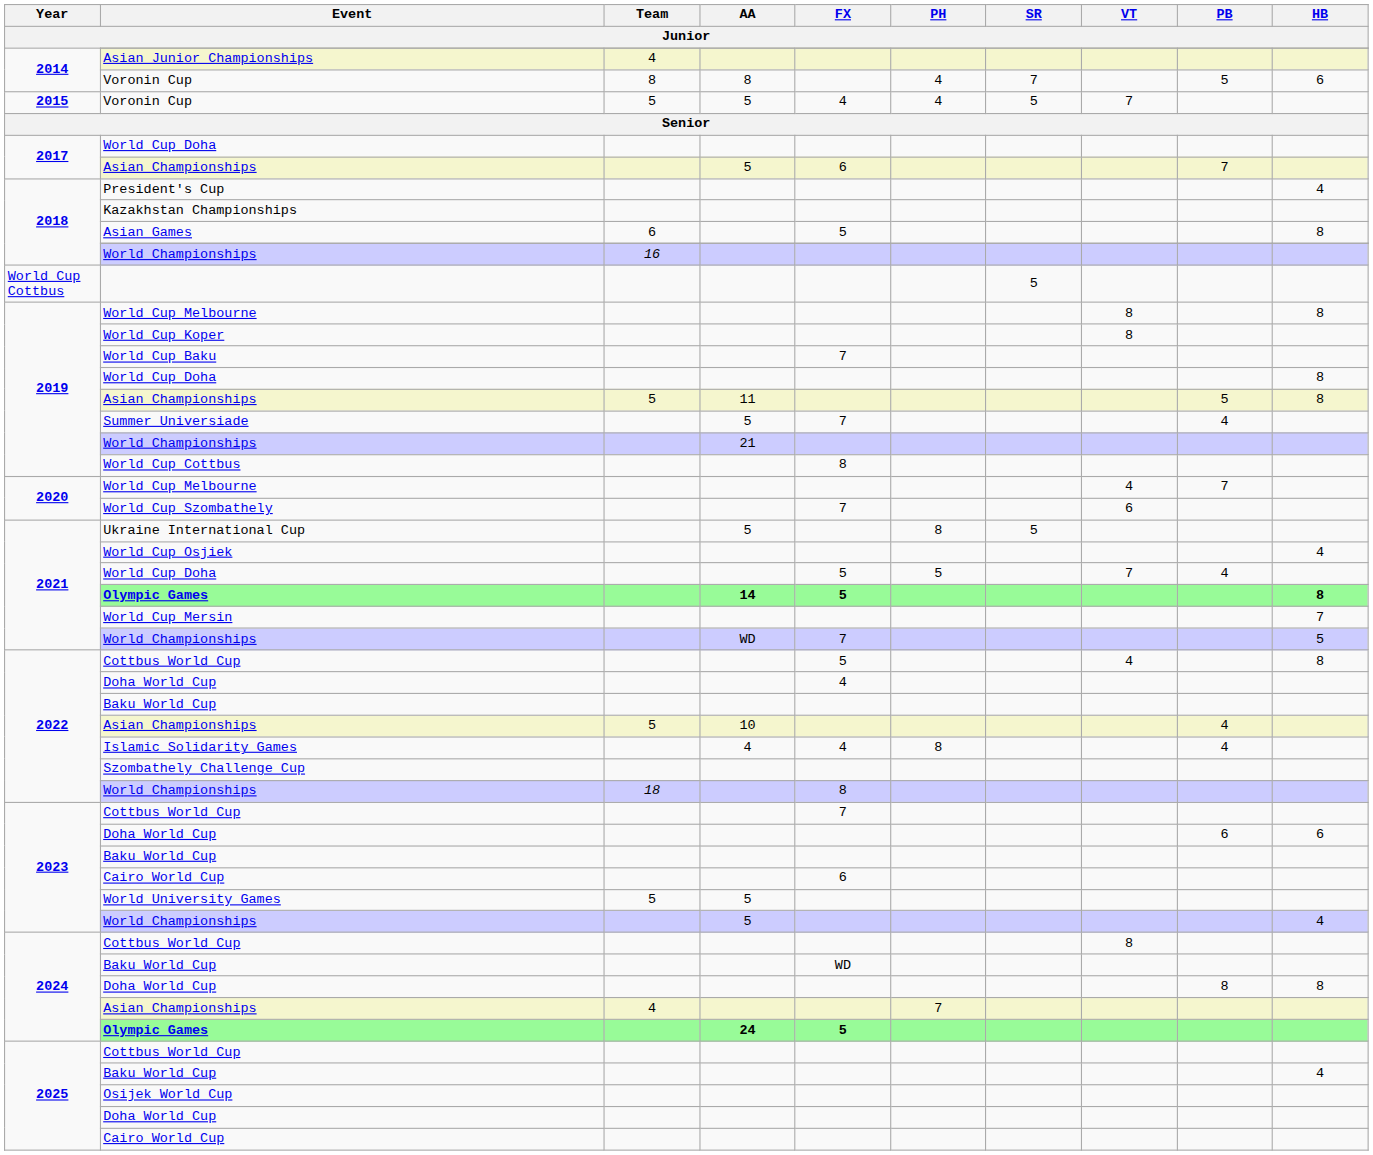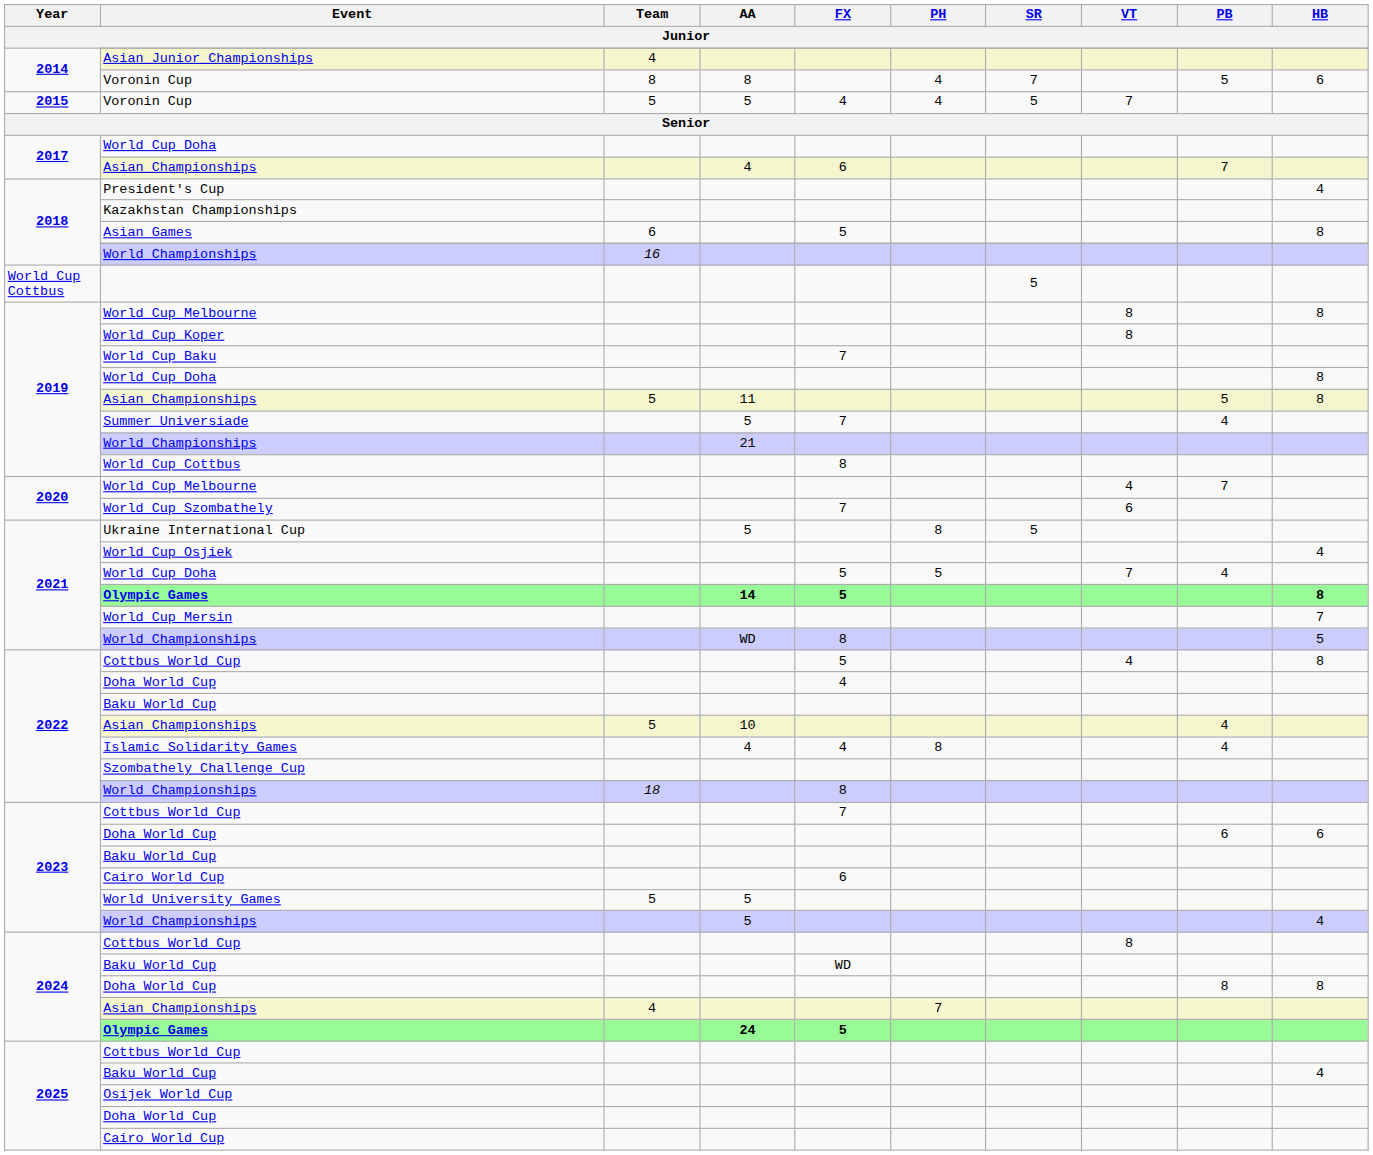(747, 168) 5 -> (747, 168) 4
(843, 640) 7 -> (843, 640) 8
